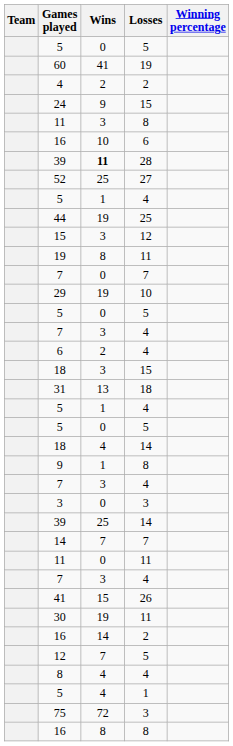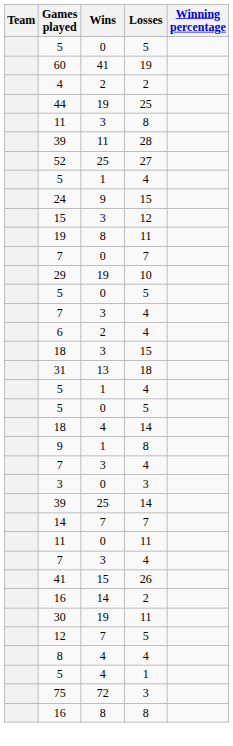rows swapped: (60, 217) <-> (60, 103)
- row: (60, 141)
(103, 160) bold -> (103, 141) normal
rows swapped: (60, 636) <-> (60, 617)
